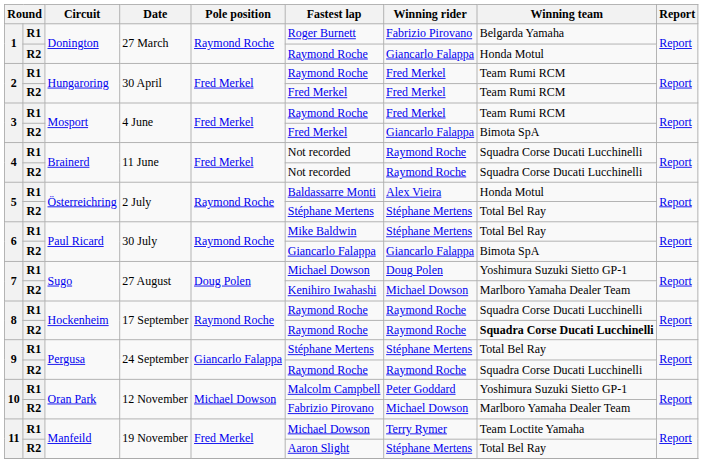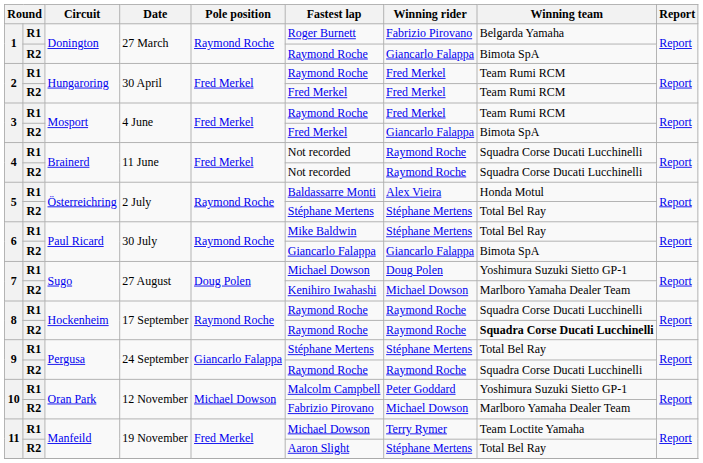(512, 53) Honda Motul -> (510, 53) Bimota SpA
